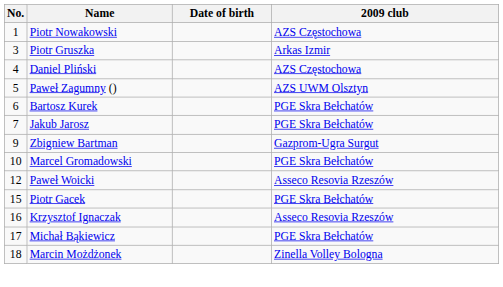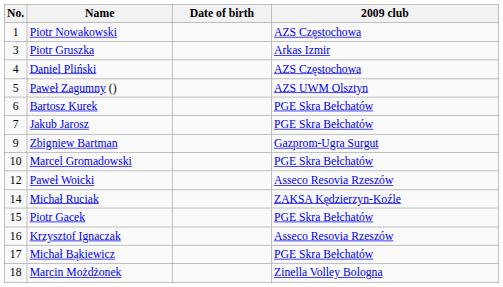+ row: (64, 198)
